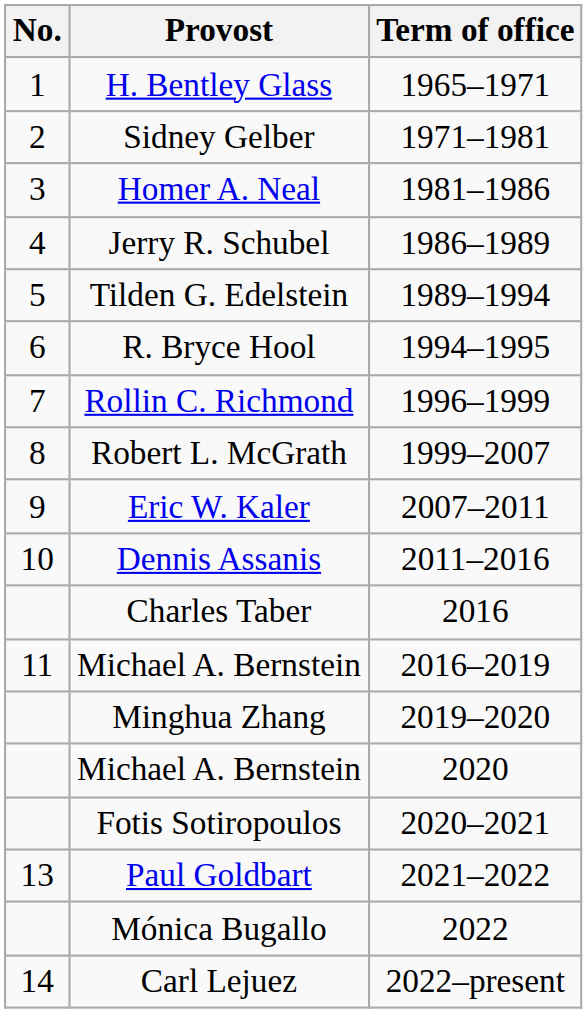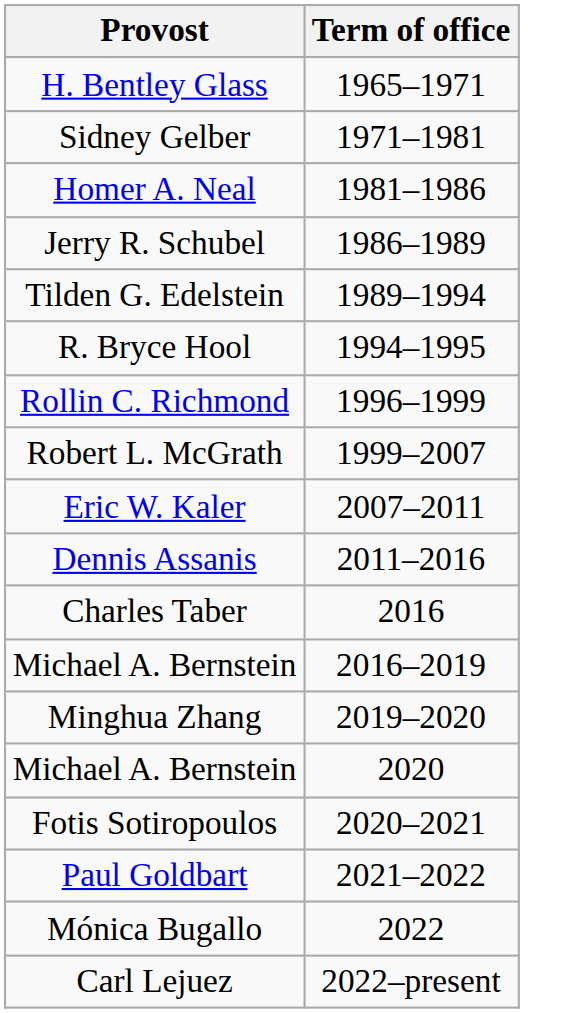- column: (37, 30)
